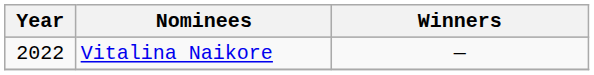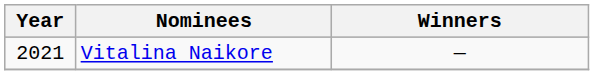(40, 54) 2022 -> (40, 54) 2021
